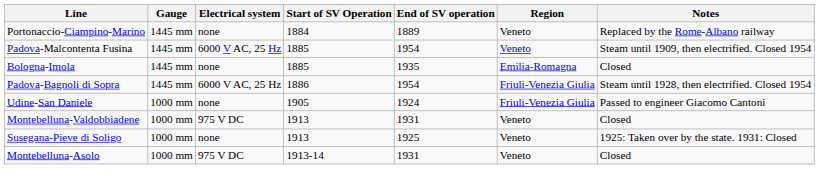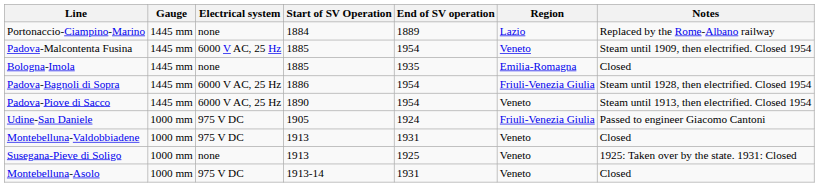(515, 31) Veneto -> (513, 31) Lazio
+ row: (59, 102)
(209, 102) none -> (221, 119) 975 V DC
